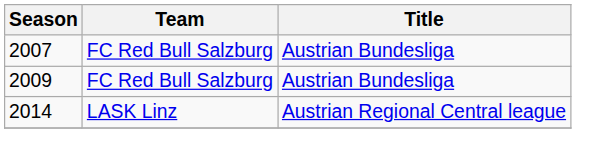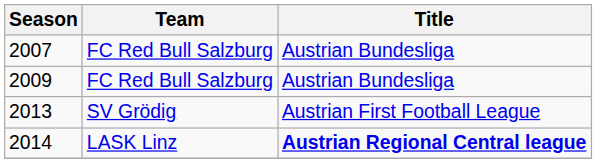+ row: (31, 111)
(424, 111) normal -> (434, 142) bold
